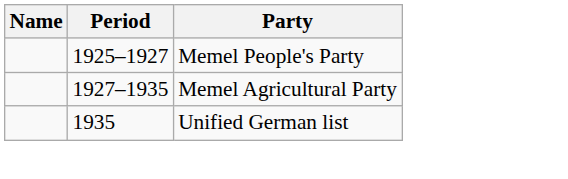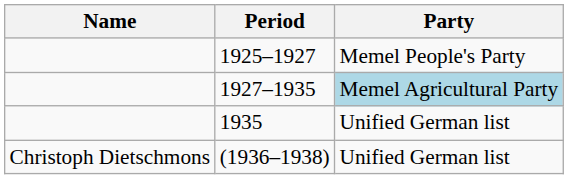(287, 88) no background -> (449, 88) lightblue background
+ row: (275, 156)
